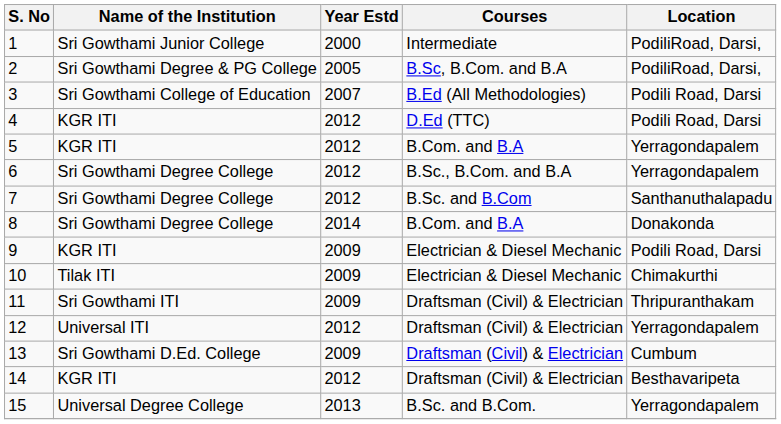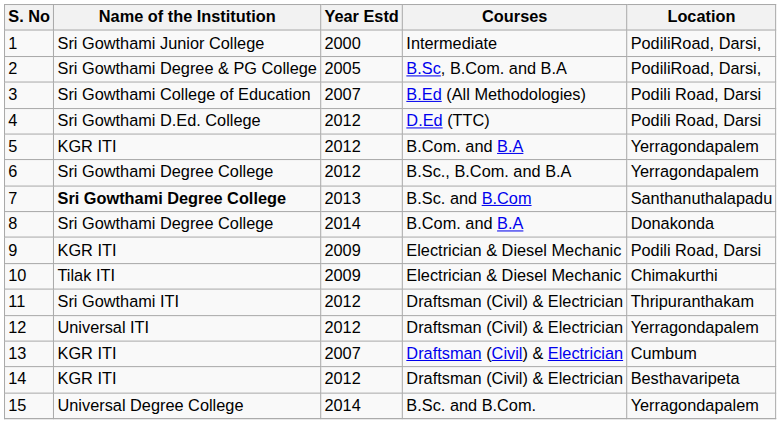(87, 120) KGR ITI -> (159, 120) Sri Gowthami D.Ed. College
(165, 198) normal -> (172, 198) bold
(343, 198) 2012 -> (343, 198) 2013
(343, 302) 2009 -> (343, 302) 2012
(159, 353) Sri Gowthami D.Ed. College -> (87, 353) KGR ITI
(343, 353) 2009 -> (343, 353) 2007
(343, 405) 2013 -> (343, 405) 2014
